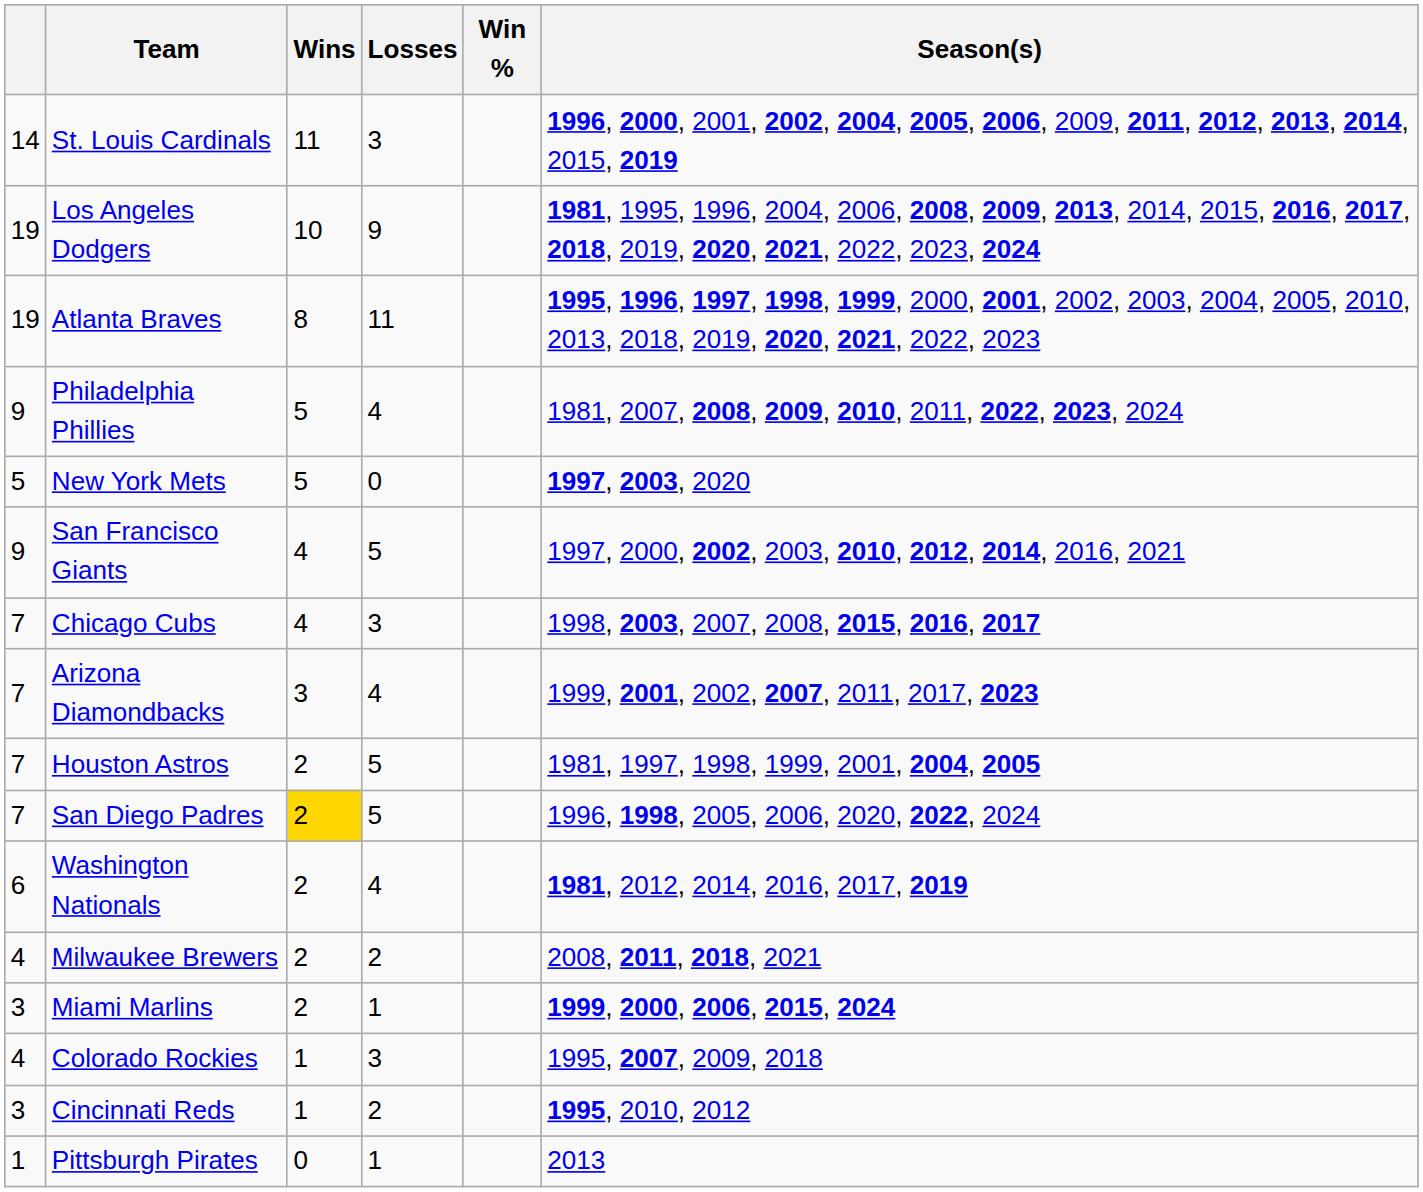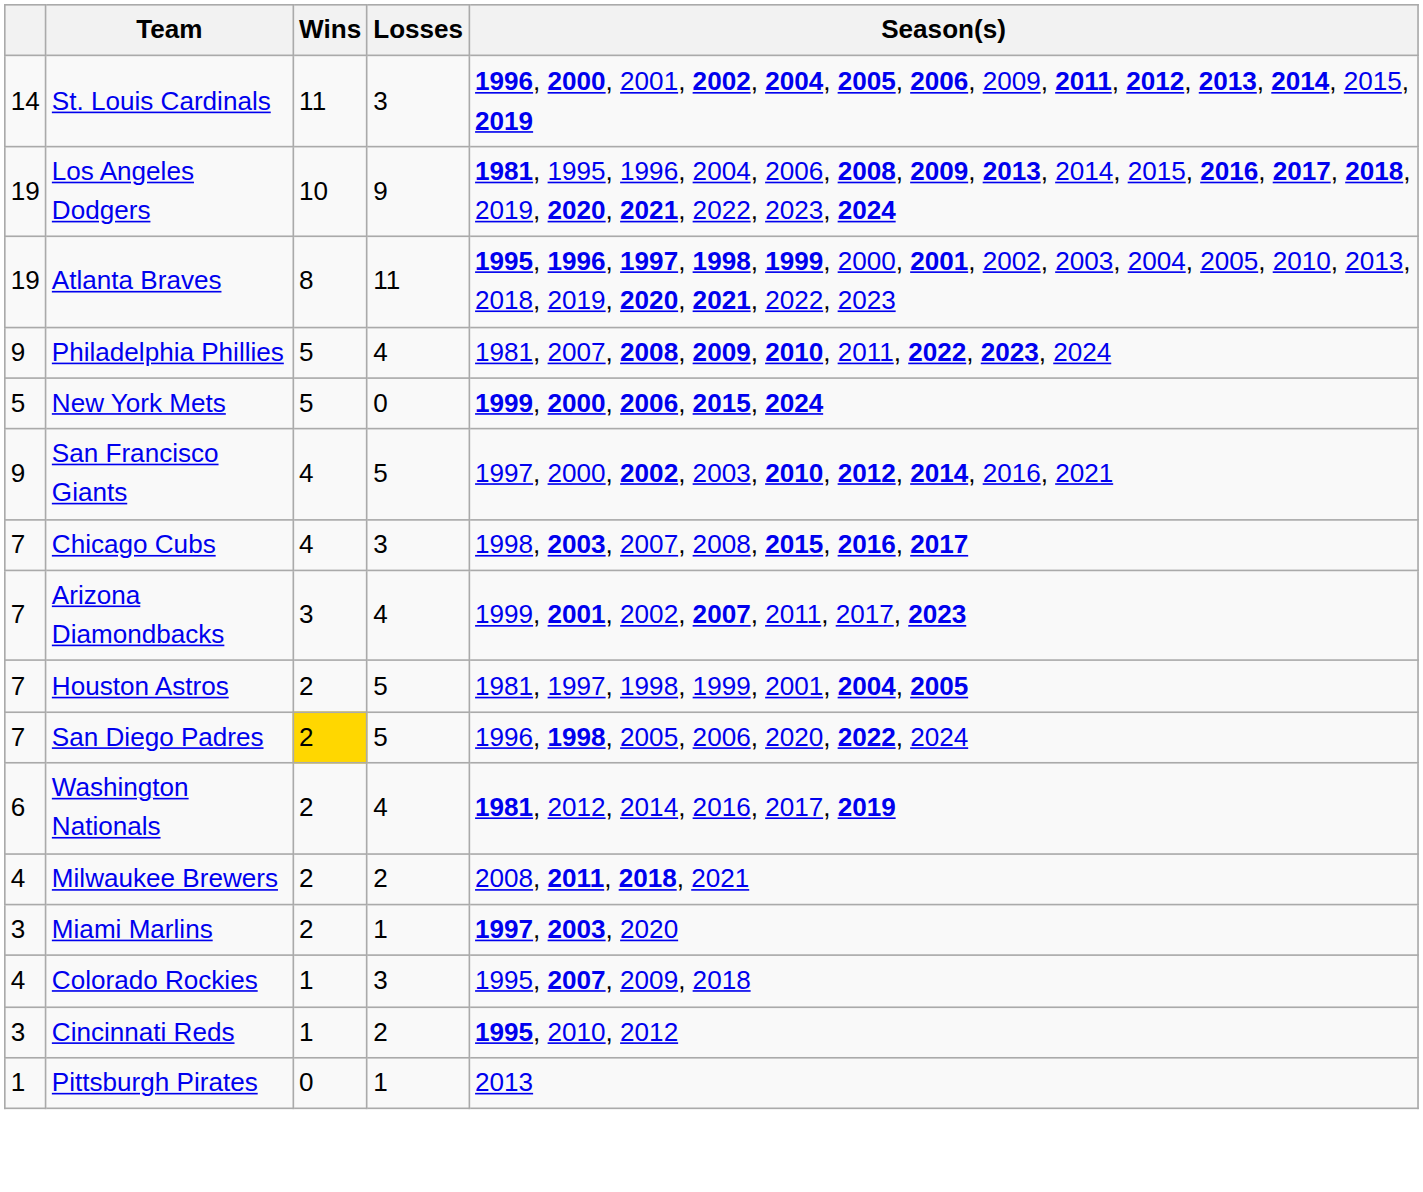- column: (502, 49)
(649, 481) 1997, 2003, 2020 -> (649, 403) 1999, 2000, 2006, 2015, 2024
(721, 1007) 1999, 2000, 2006, 2015, 2024 -> (577, 929) 1997, 2003, 2020
